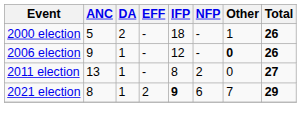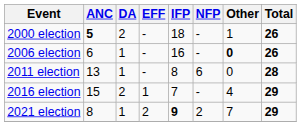(90, 33) normal -> (90, 33) bold
(90, 53) 9 -> (90, 53) 6
(178, 53) 12 -> (178, 53) 16
(199, 72) 2 -> (199, 72) 6
(272, 72) 27 -> (272, 72) 28
+ row: (44, 92)
(199, 92) 6 -> (199, 111) 2
